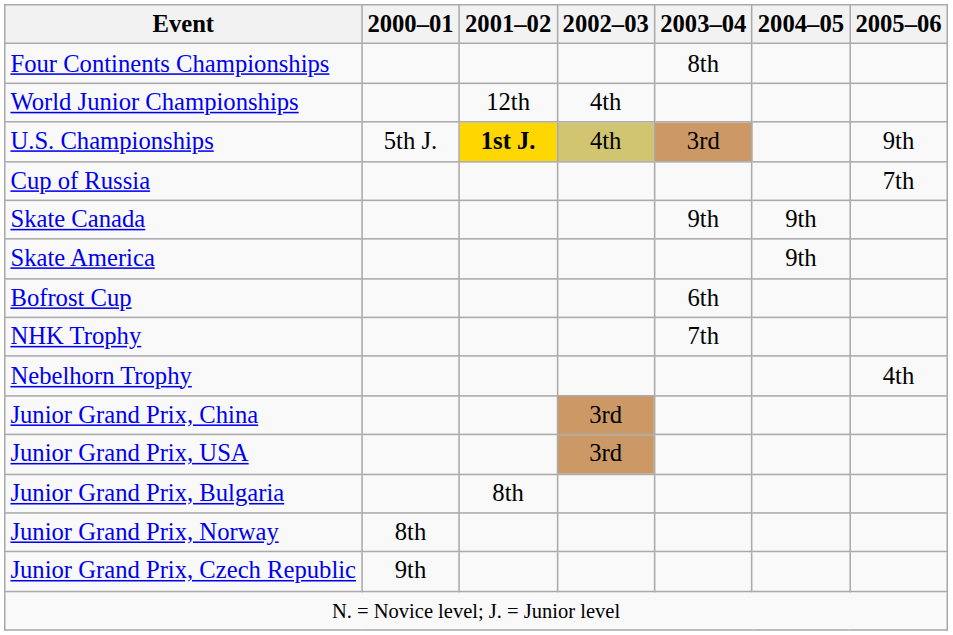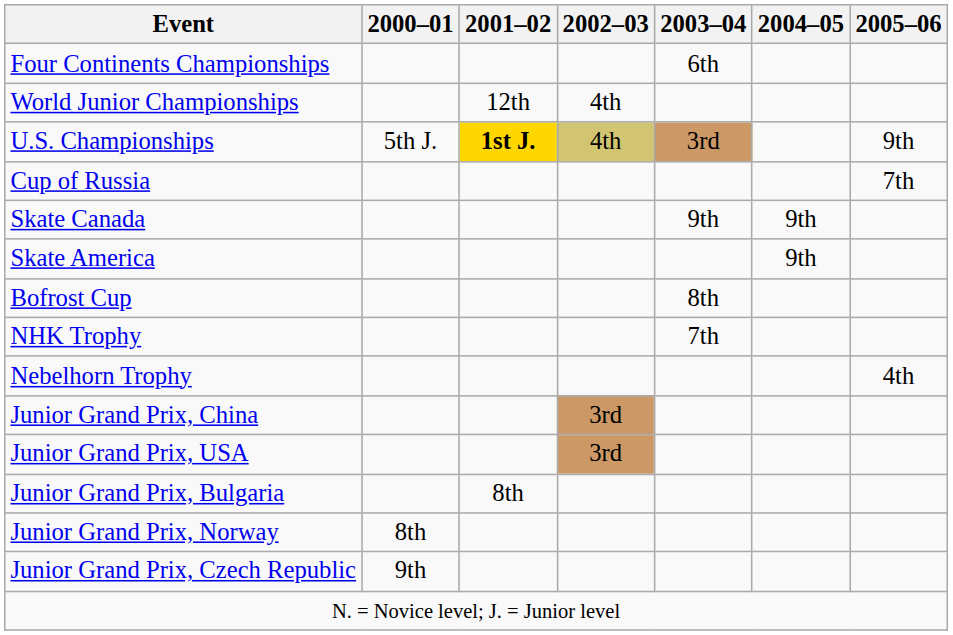(703, 63) 8th -> (703, 63) 6th
(703, 297) 6th -> (703, 297) 8th
